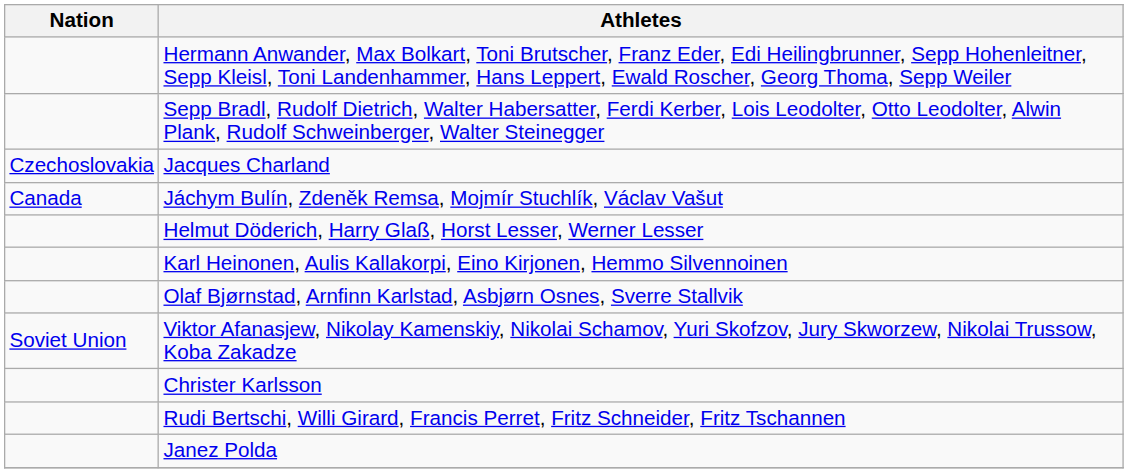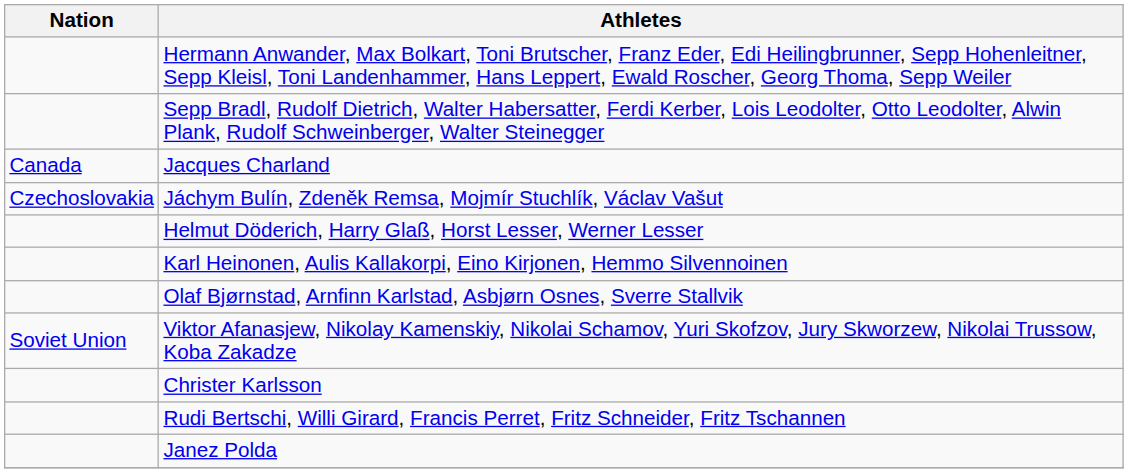(82, 165) Czechoslovakia -> (46, 165) Canada
(46, 198) Canada -> (82, 198) Czechoslovakia
